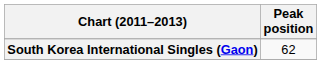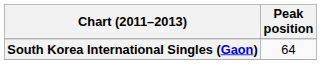(288, 49) 62 -> (288, 49) 64
